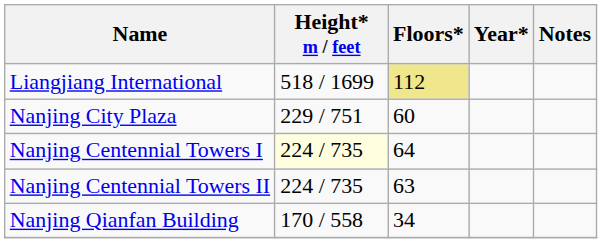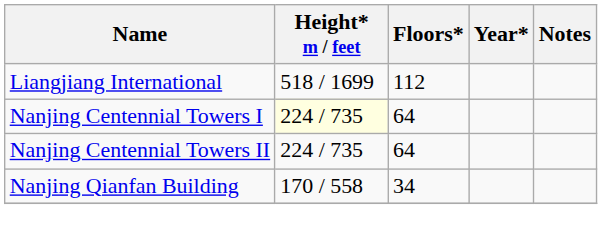(409, 81) khaki background -> (409, 81) no background
- row: (93, 116)
(404, 185) 63 -> (404, 150) 64
